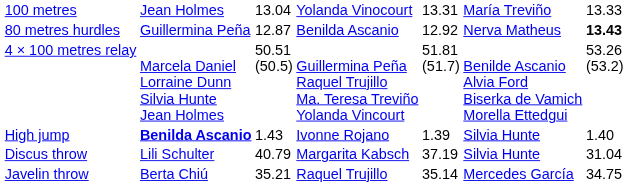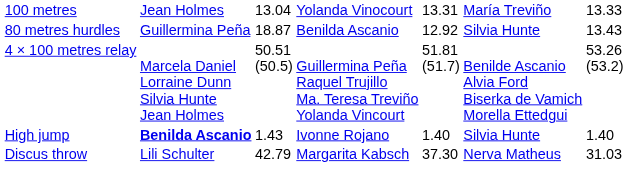(273, 30) 12.87 -> (273, 30) 18.87
(512, 30) Nerva Matheus -> (502, 30) Silvia Hunte
(604, 30) bold -> (604, 30) normal
(436, 135) 1.39 -> (436, 135) 1.40
(273, 154) 40.79 -> (273, 154) 42.79
(440, 154) 37.19 -> (440, 154) 37.30
(502, 154) Silvia Hunte -> (512, 154) Nerva Matheus
(604, 154) 31.04 -> (604, 154) 31.03
- row: (47, 174)
